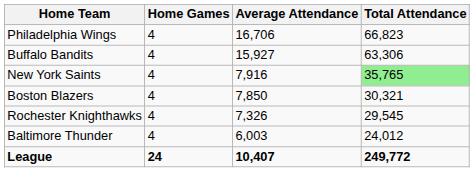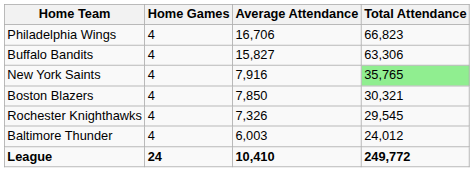(255, 55) 15,927 -> (255, 55) 15,827
(255, 156) 10,407 -> (255, 156) 10,410
